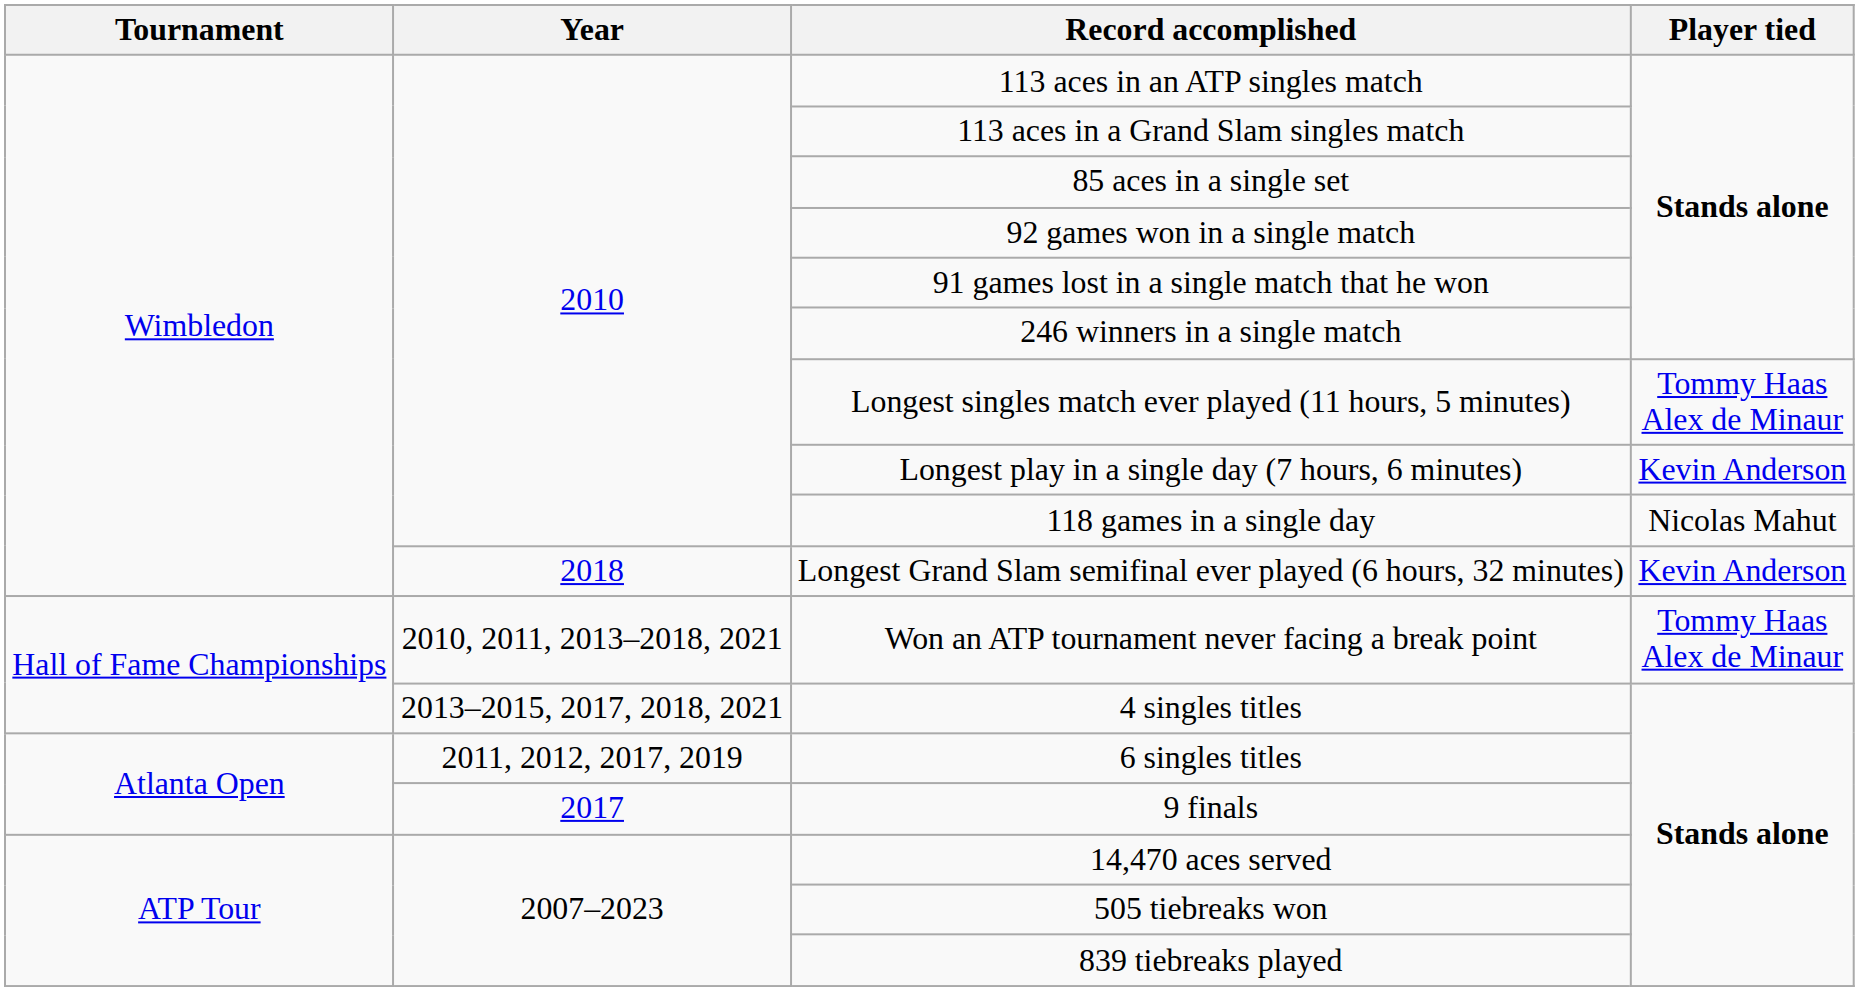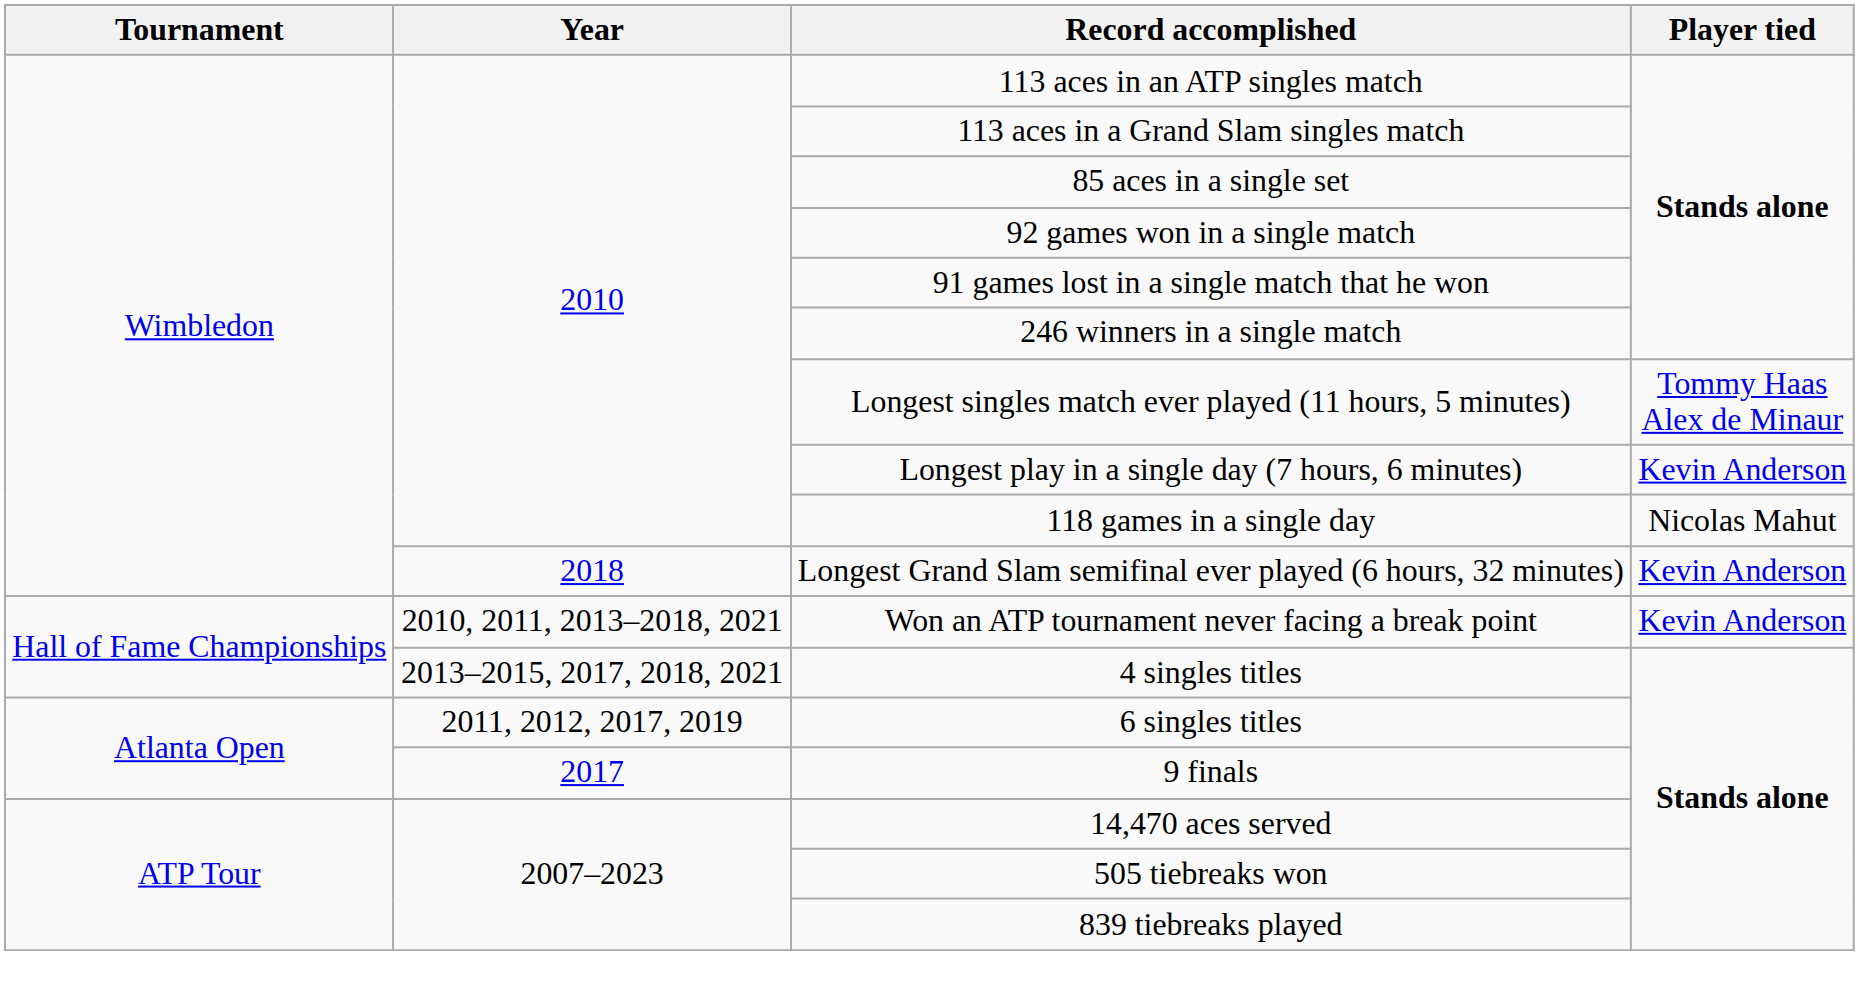(1742, 638) Tommy Haas Alex de Minaur -> (1742, 621) Kevin Anderson
